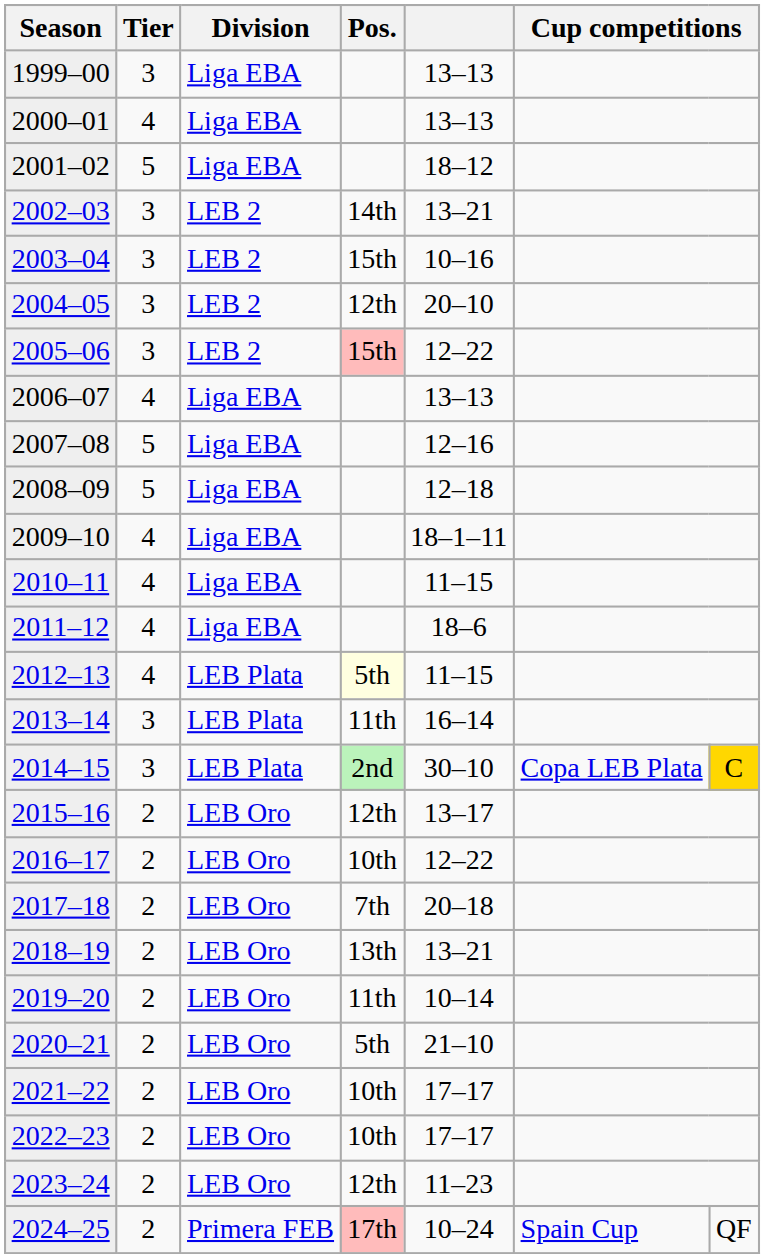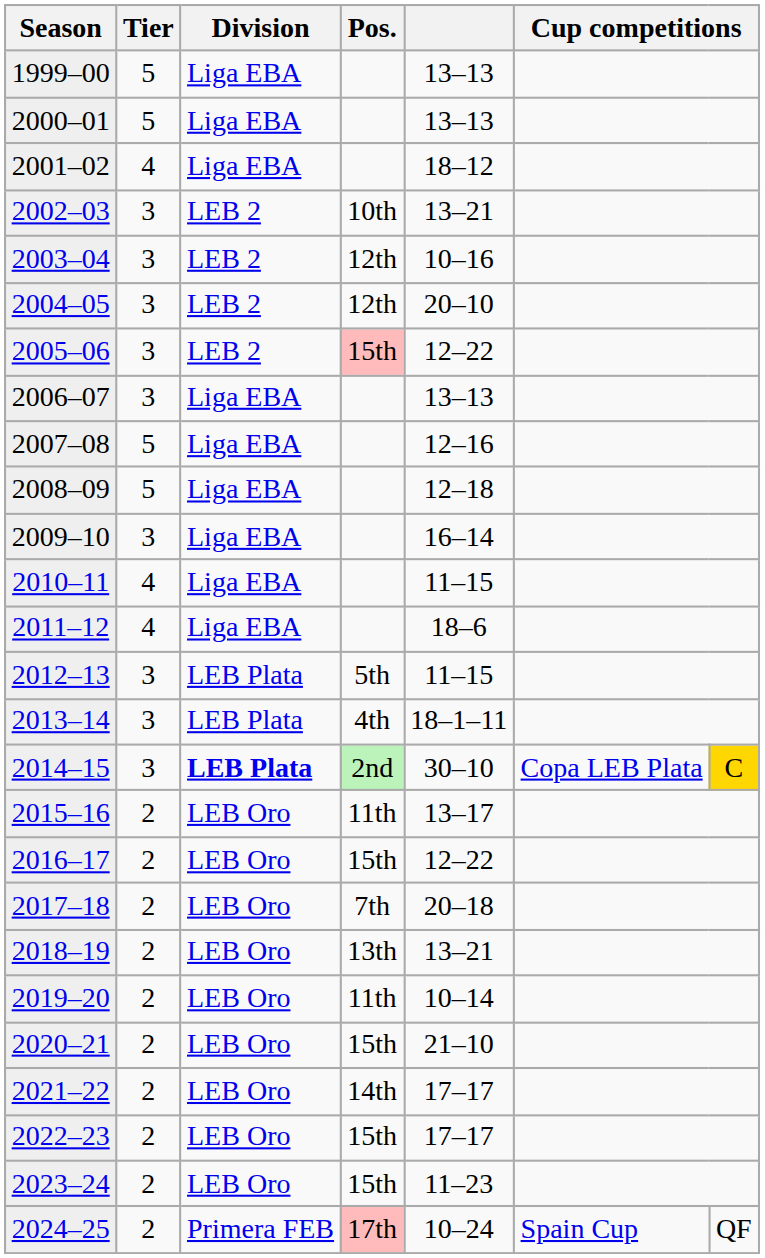(148, 73) 3 -> (148, 73) 5
(148, 119) 4 -> (148, 119) 5
(148, 165) 5 -> (148, 165) 4
(372, 212) 14th -> (372, 212) 10th
(372, 258) 15th -> (372, 258) 12th
(148, 396) 4 -> (148, 396) 3
(148, 535) 4 -> (148, 535) 3
(459, 535) 18–1–11 -> (459, 535) 16–14
(148, 674) 4 -> (148, 674) 3
(372, 674) lightyellow background -> (372, 674) no background
(372, 720) 11th -> (372, 720) 4th
(459, 720) 16–14 -> (459, 720) 18–1–11
(245, 766) normal -> (250, 766) bold
(372, 812) 12th -> (372, 812) 11th
(372, 859) 10th -> (372, 859) 15th
(372, 1044) 5th -> (372, 1044) 15th
(372, 1090) 10th -> (372, 1090) 14th
(372, 1136) 10th -> (372, 1136) 15th
(372, 1182) 12th -> (372, 1182) 15th
